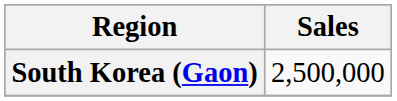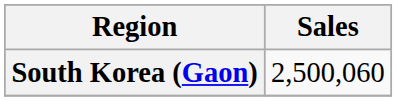(328, 72) 2,500,000 -> (328, 72) 2,500,060
